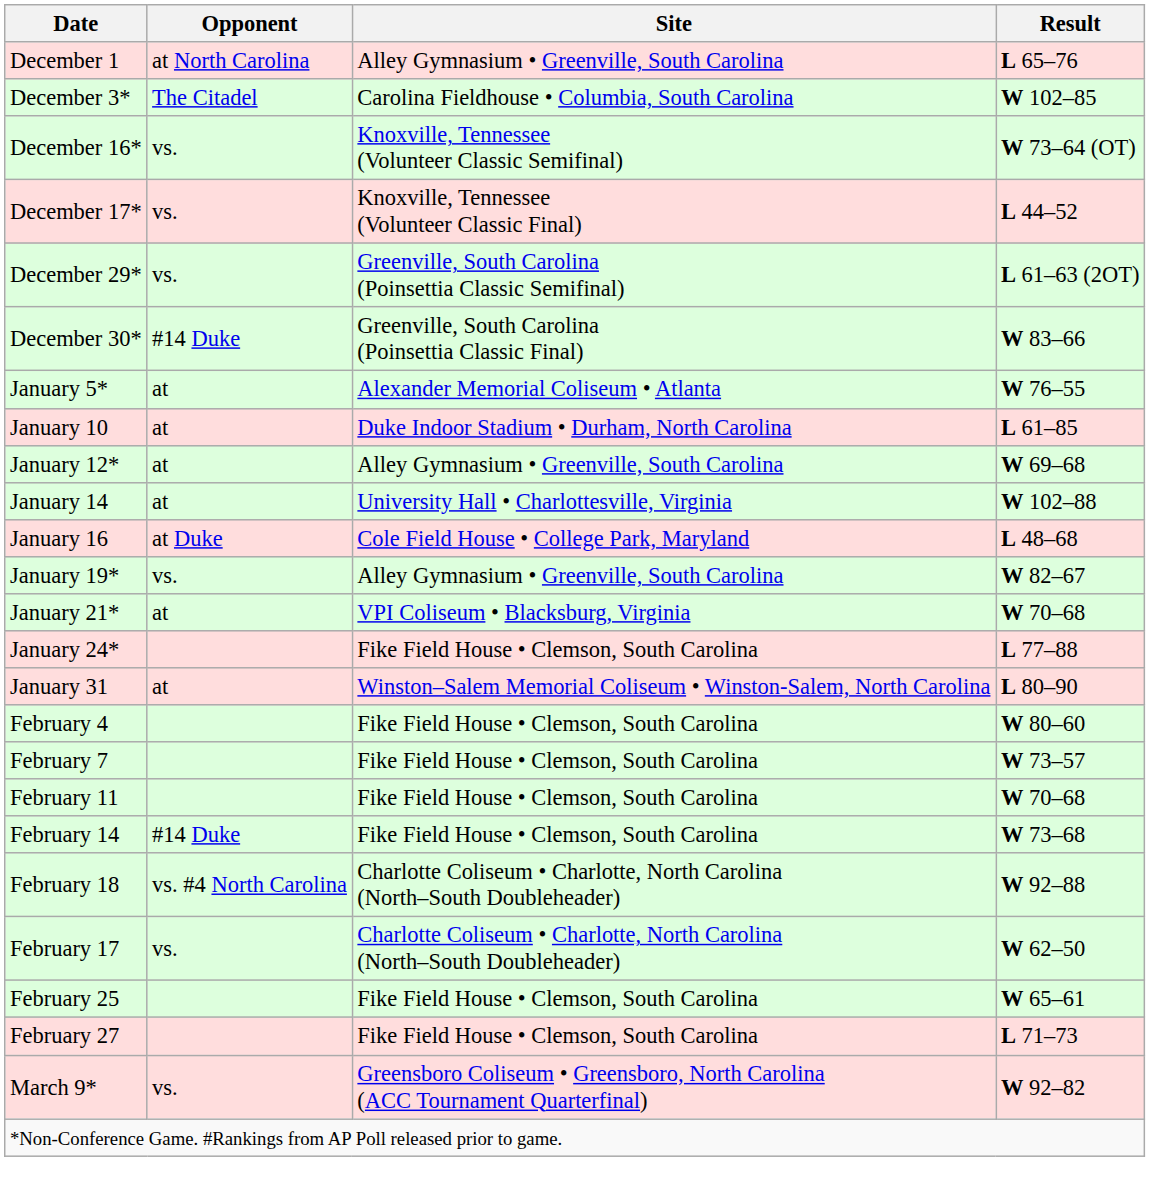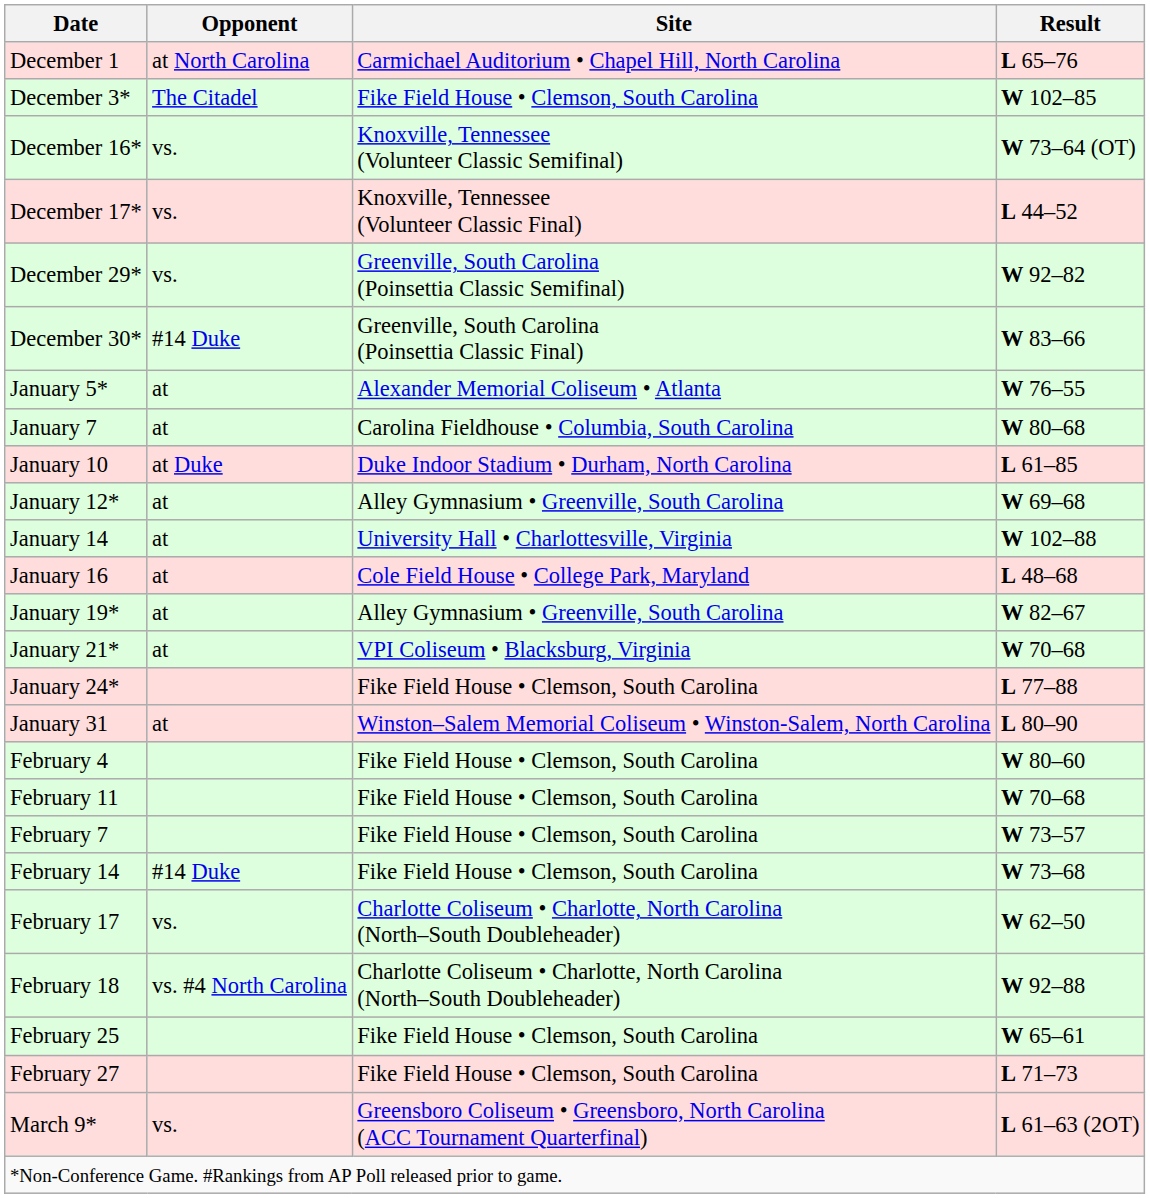(570, 60) Alley Gymnasium • Greenville, South Carolina -> (599, 60) Carmichael Auditorium • Chapel Hill, North Carolina
(575, 97) Carolina Fieldhouse • Columbia, South Carolina -> (558, 97) Fike Field House • Clemson, South Carolina
(1070, 275) L 61–63 (2OT) -> (1043, 275) W 92–82
+ row: (53, 426)
(160, 426) at -> (187, 463) at Duke
(187, 537) at Duke -> (160, 574) at
(165, 574) vs. -> (160, 611) at
rows swapped: (59, 760) <-> (64, 797)
rows swapped: (65, 948) <-> (65, 884)
(1043, 1086) W 92–82 -> (1070, 1123) L 61–63 (2OT)
